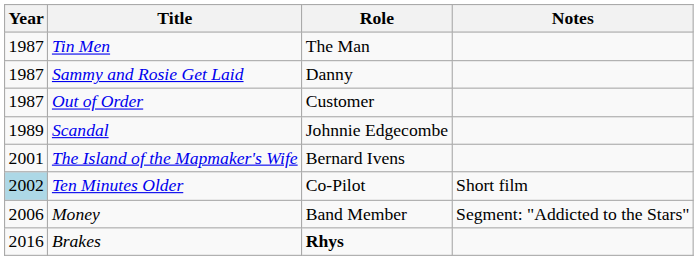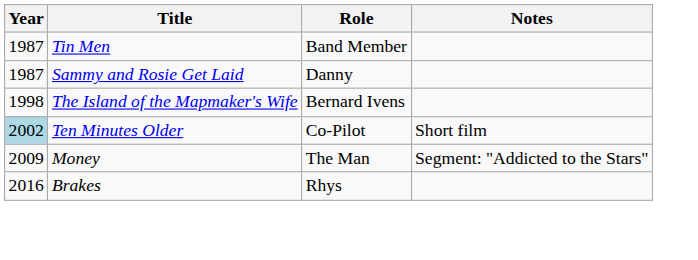(338, 46) The Man -> (356, 46) Band Member
- row: (98, 102)
- row: (80, 130)
(26, 158) 2001 -> (26, 102) 1998
(26, 213) 2006 -> (26, 158) 2009
(356, 213) Band Member -> (338, 158) The Man
(325, 241) bold -> (324, 185) normal
